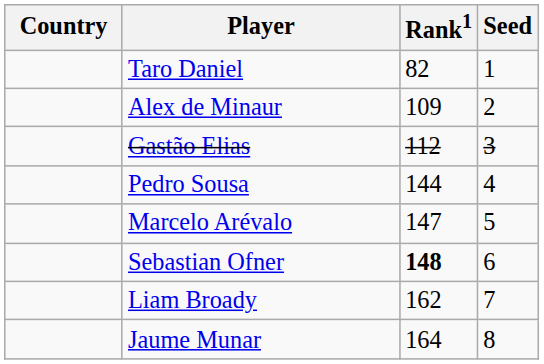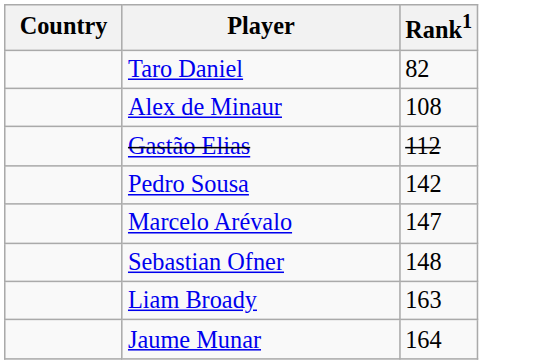- column: (508, 27)
(423, 107) 109 -> (423, 107) 108
(423, 184) 144 -> (423, 184) 142
(423, 261) bold -> (423, 261) normal
(423, 300) 162 -> (423, 300) 163
